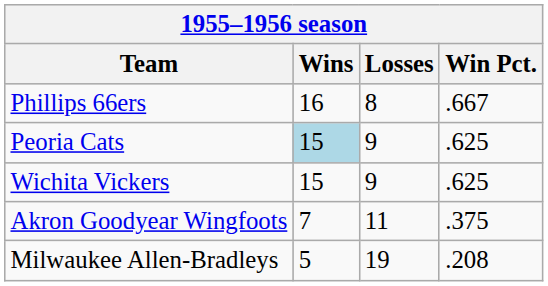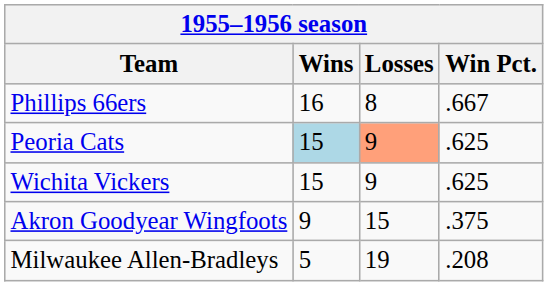(371, 142) no background -> (371, 142) lightsalmon background
(305, 220) 7 -> (305, 220) 9
(377, 220) 11 -> (377, 220) 15
